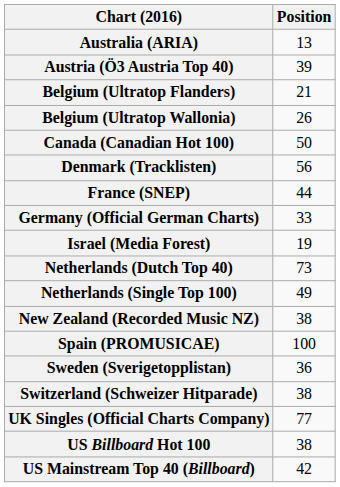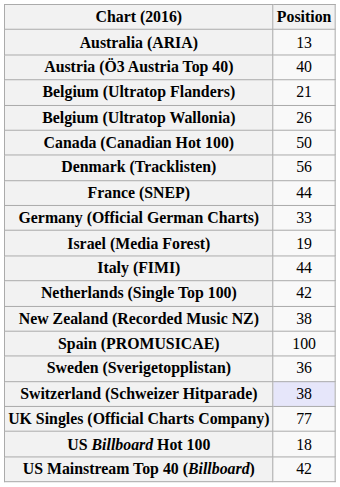(304, 67) 39 -> (304, 67) 40
+ row: (139, 268)
- row: (139, 268)
(304, 293) 49 -> (304, 293) 42
(304, 393) no background -> (304, 393) lavender background
(304, 444) 38 -> (304, 444) 18
